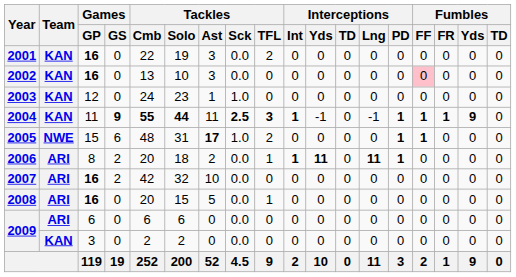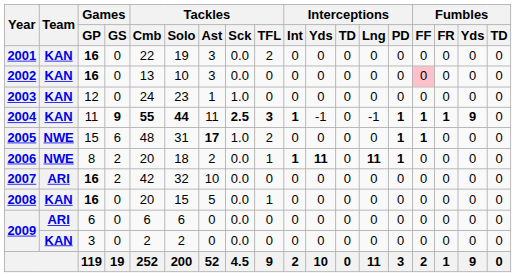(59, 158) ARI -> (59, 158) NWE
(59, 199) ARI -> (59, 199) KAN
